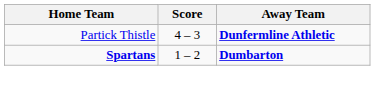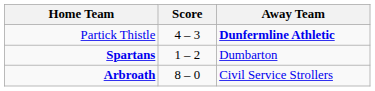(251, 55) bold -> (248, 55) normal
+ row: (130, 75)
